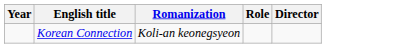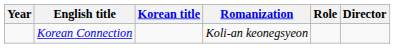+ column: (169, 14)
